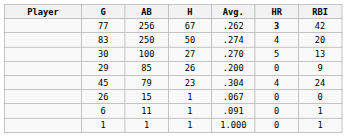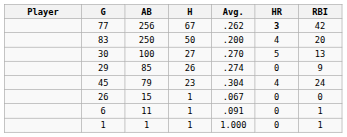(233, 40) .274 -> (233, 40) .200
(233, 68) .200 -> (233, 68) .274
